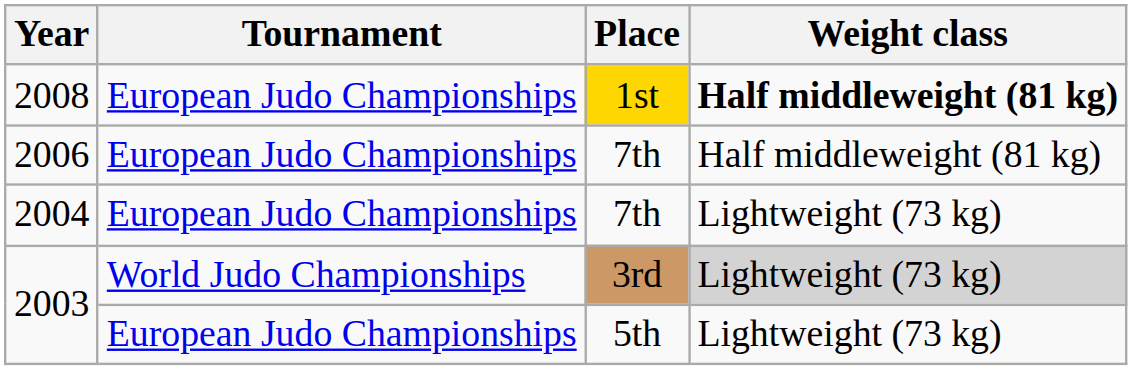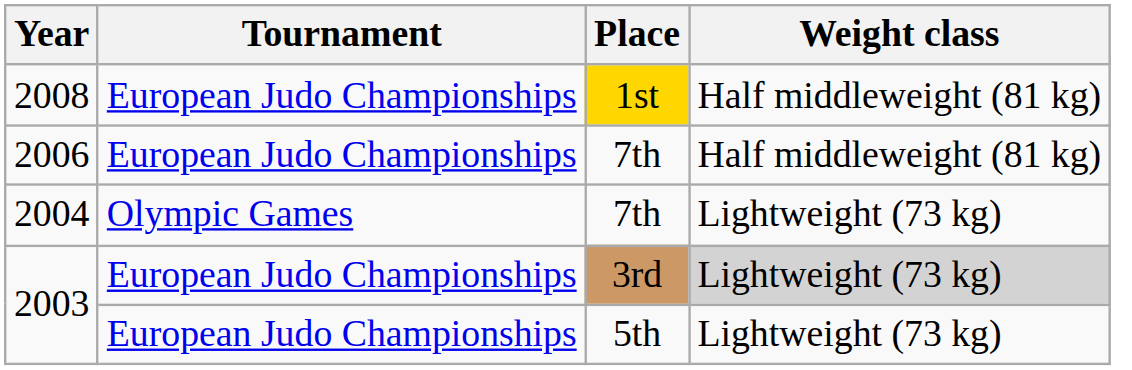(908, 94) bold -> (899, 94) normal
(342, 214) European Judo Championships -> (230, 214) Olympic Games
(316, 273) World Judo Championships -> (342, 273) European Judo Championships
